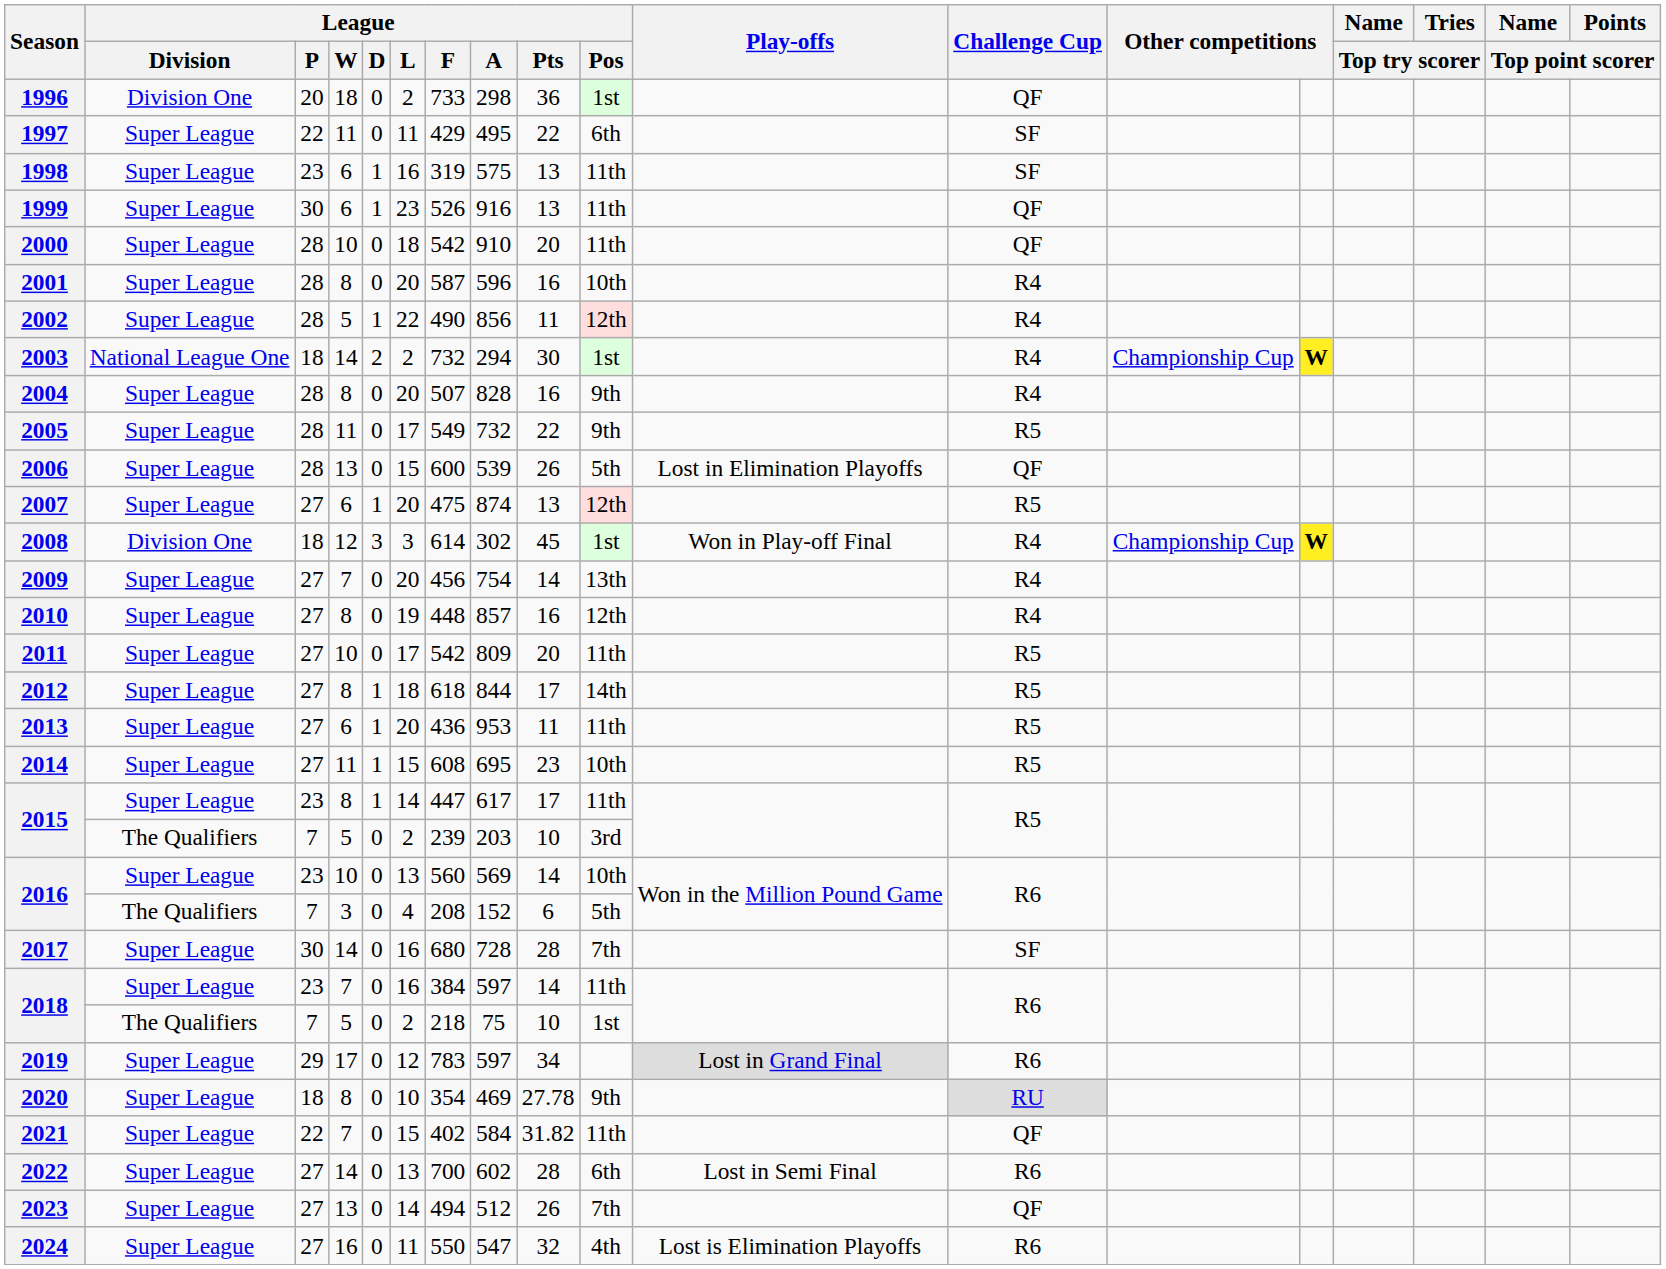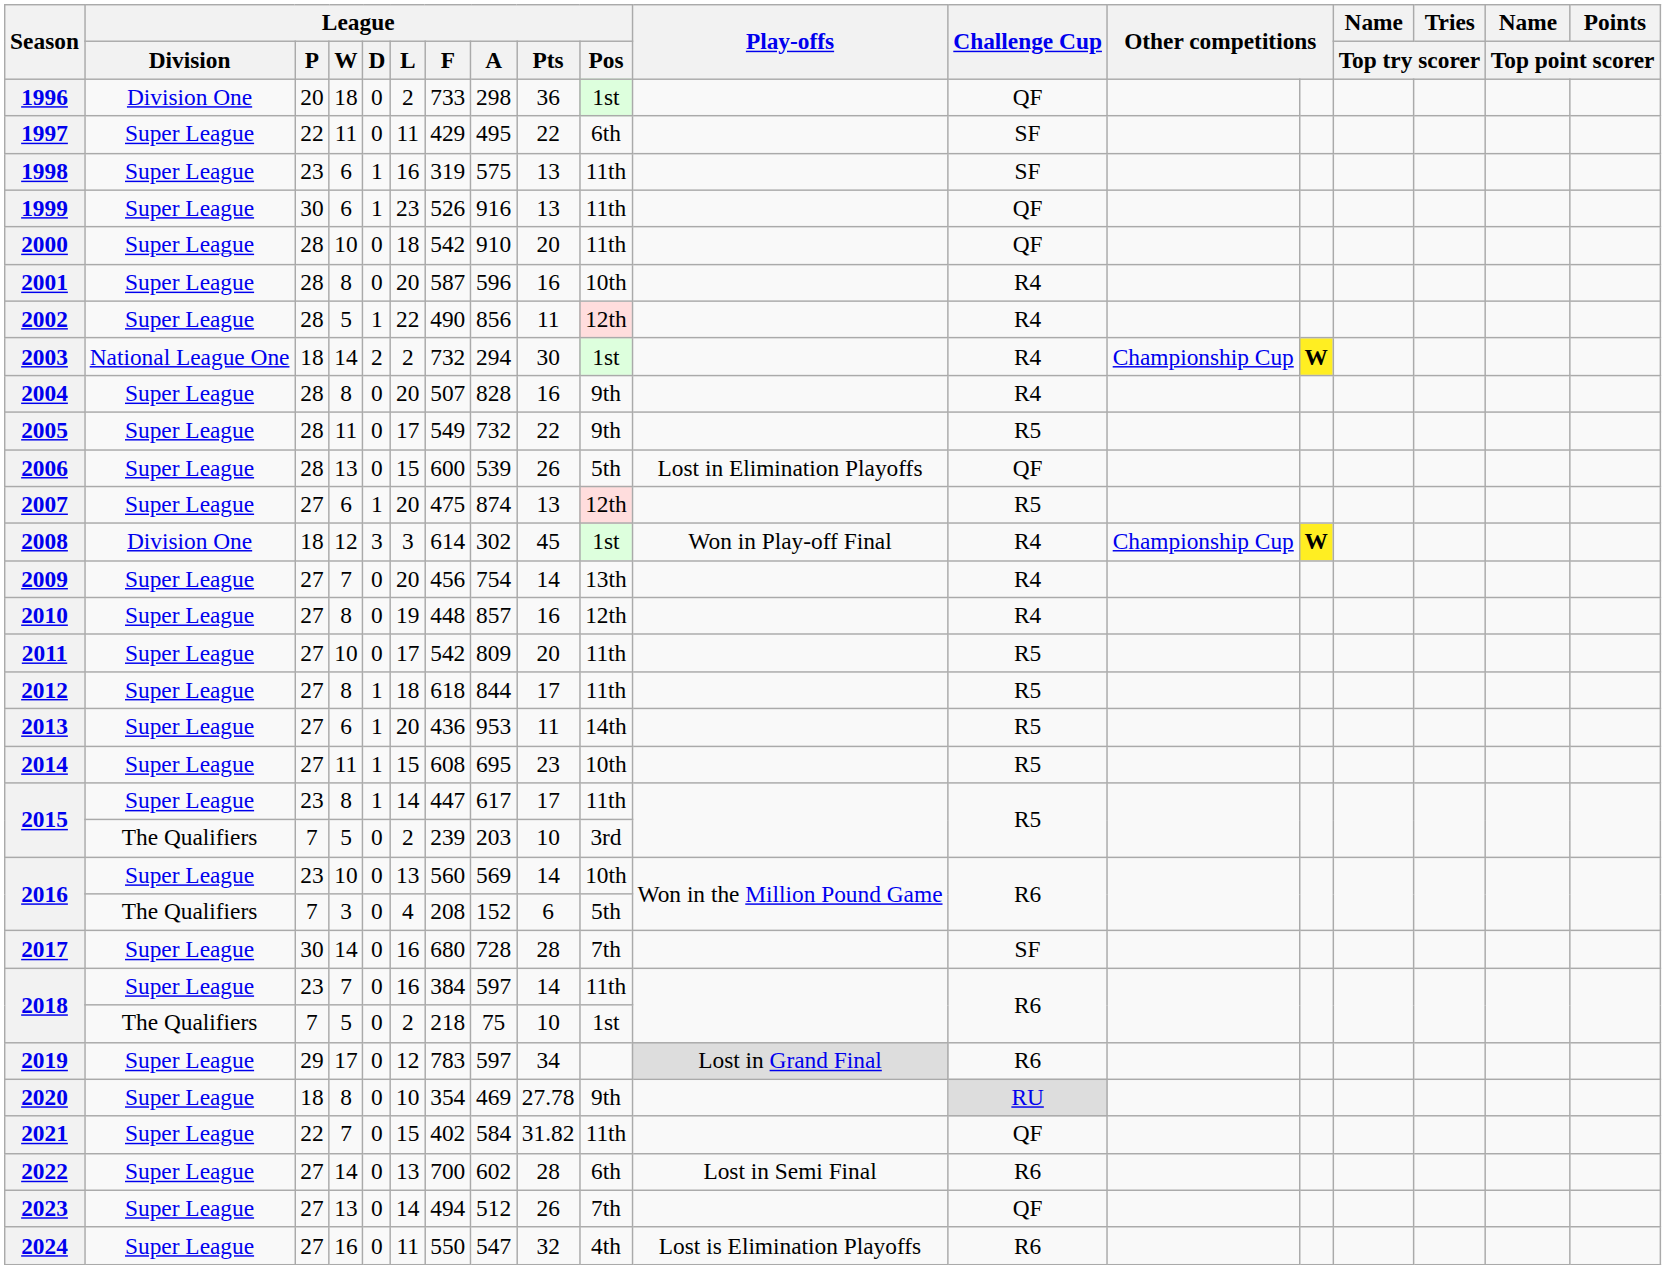(606, 689) 14th -> (606, 689) 11th
(606, 726) 11th -> (606, 726) 14th
